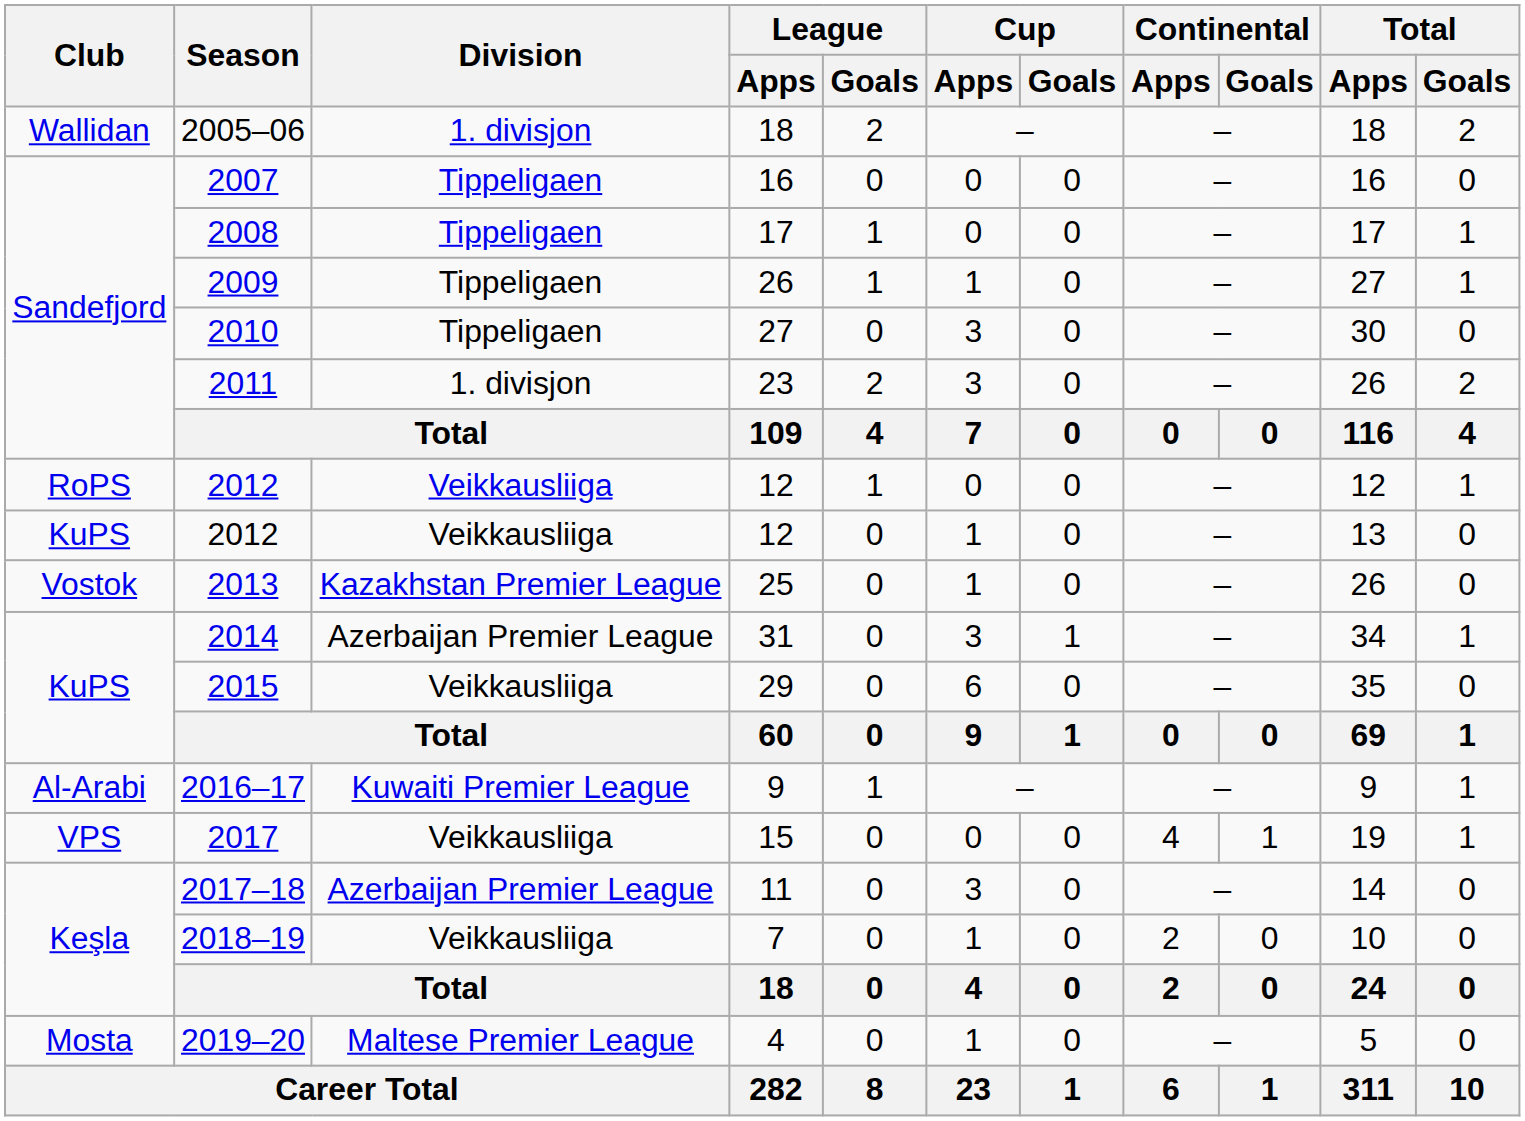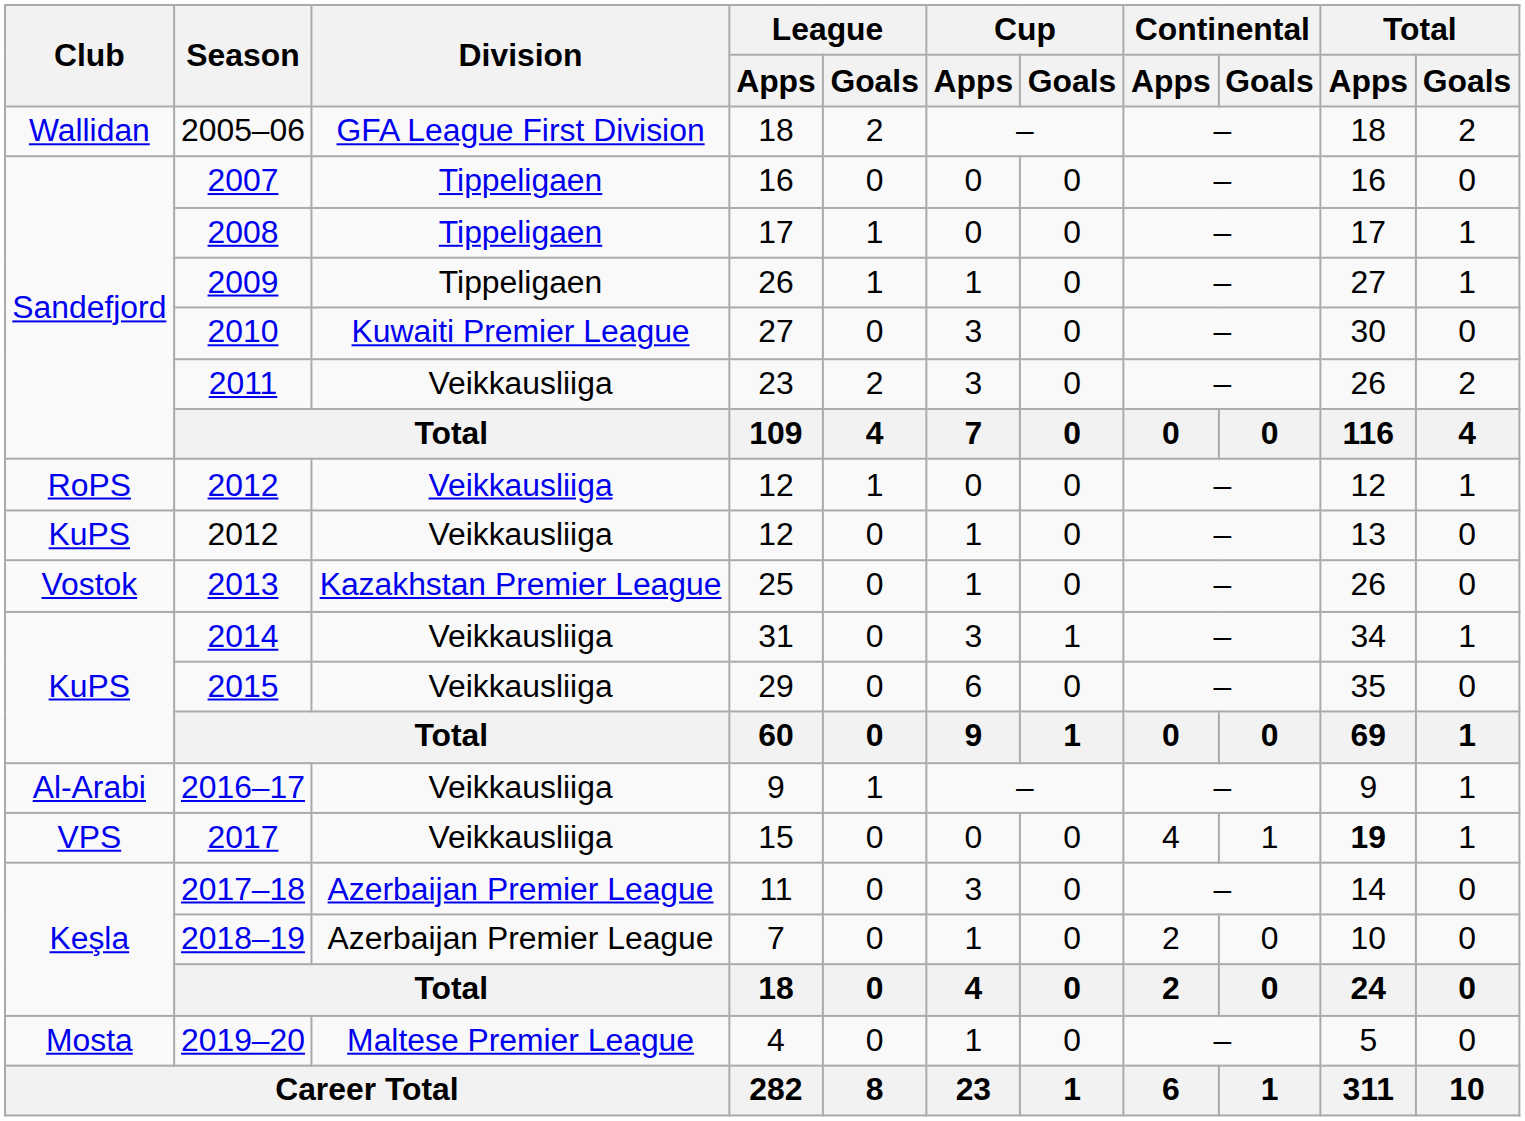(521, 130) 1. divisjon -> (521, 130) GFA League First Division
(521, 332) Tippeligaen -> (521, 332) Kuwaiti Premier League
(521, 383) 1. divisjon -> (521, 383) Veikkausliiga
(521, 635) Azerbaijan Premier League -> (521, 635) Veikkausliiga
(521, 787) Kuwaiti Premier League -> (521, 787) Veikkausliiga
(1368, 837) normal -> (1368, 837) bold
(521, 938) Veikkausliiga -> (521, 938) Azerbaijan Premier League
